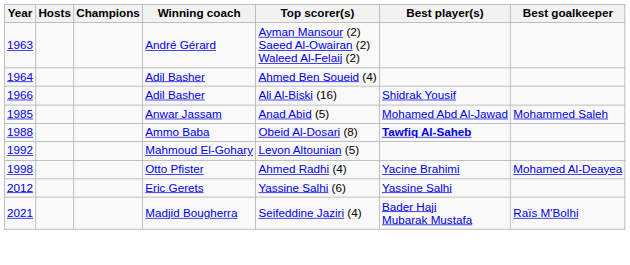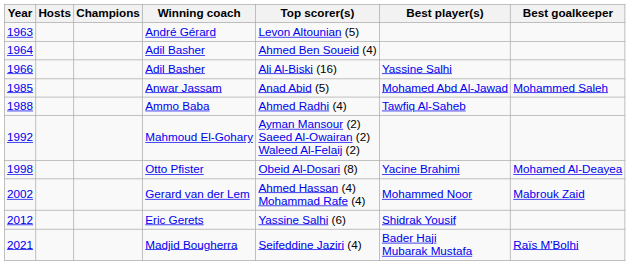(314, 45) Ayman Mansour (2) Saeed Al-Owairan (2) Waleed Al-Felaij (2) -> (309, 32) Levon Altounian (5)
(419, 95) Shidrak Yousif -> (417, 69) Yassine Salhi
(308, 132) Obeid Al-Dosari (8) -> (303, 106) Ahmed Radhi (4)
(427, 132) bold -> (424, 106) normal
(309, 151) Levon Altounian (5) -> (314, 138) Ayman Mansour (2) Saeed Al-Owairan (2) Waleed Al-Felaij (2)
(303, 169) Ahmed Radhi (4) -> (308, 169) Obeid Al-Dosari (8)
+ row: (20, 194)
(417, 188) Yassine Salhi -> (419, 219) Shidrak Yousif
